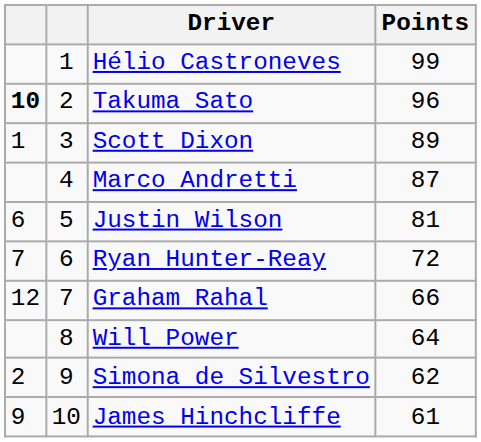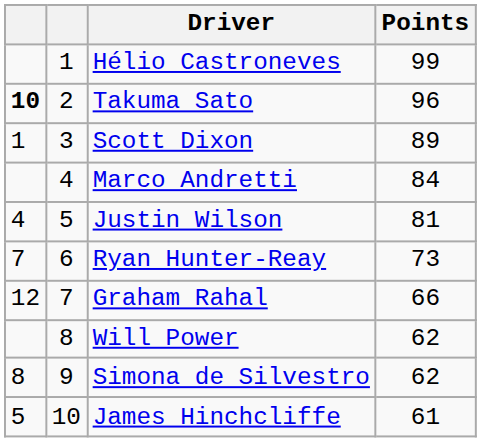(425, 182) 87 -> (425, 182) 84
(18, 221) 6 -> (18, 221) 4
(425, 261) 72 -> (425, 261) 73
(425, 339) 64 -> (425, 339) 62
(18, 378) 2 -> (18, 378) 8
(18, 418) 9 -> (18, 418) 5
